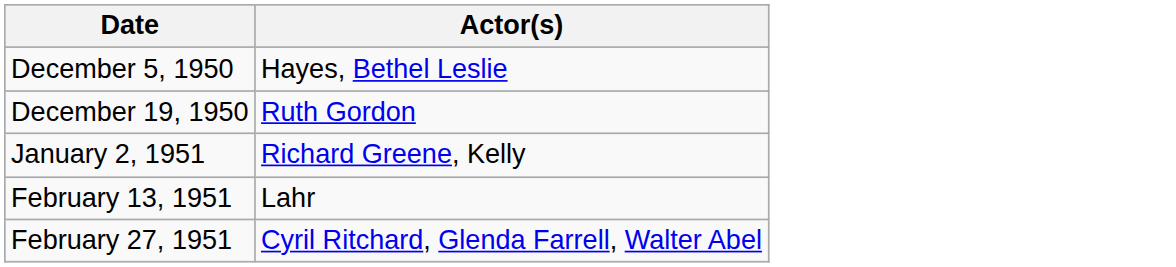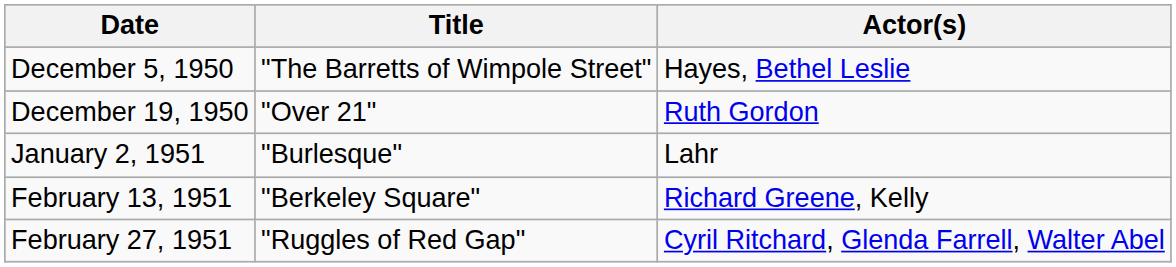+ column: (456, 25)
(393, 154) Richard Greene, Kelly -> (691, 154) Lahr
(288, 197) Lahr -> (796, 197) Richard Greene, Kelly
